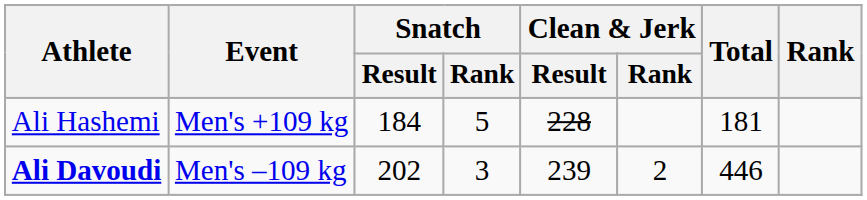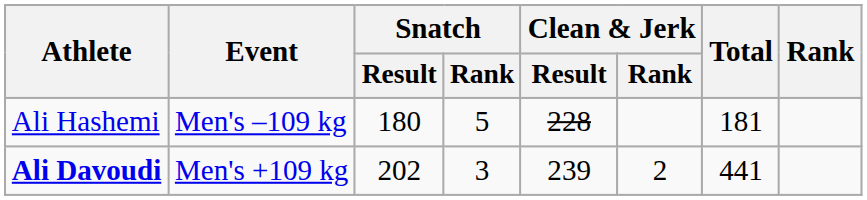(262, 122) Men's +109 kg -> (261, 122) Men's –109 kg
(399, 122) 184 -> (399, 122) 180
(261, 170) Men's –109 kg -> (262, 170) Men's +109 kg
(741, 170) 446 -> (741, 170) 441
